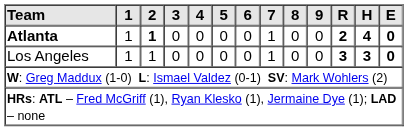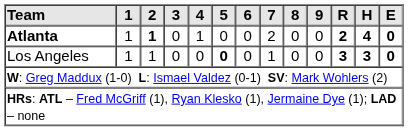(200, 35) 0 -> (200, 35) 1
(271, 35) 1 -> (271, 35) 2
(224, 56) normal -> (224, 56) bold
